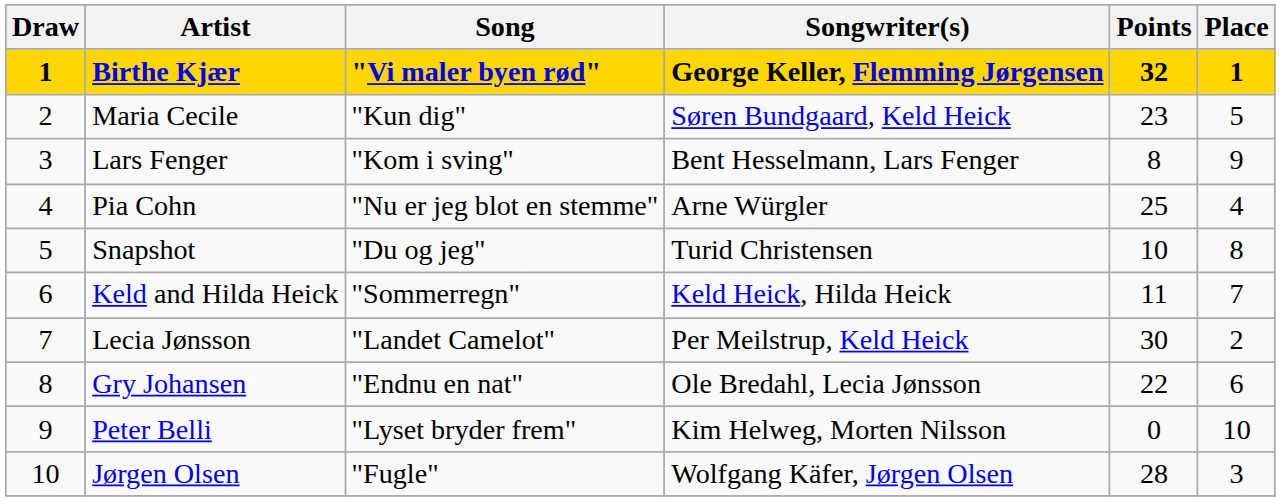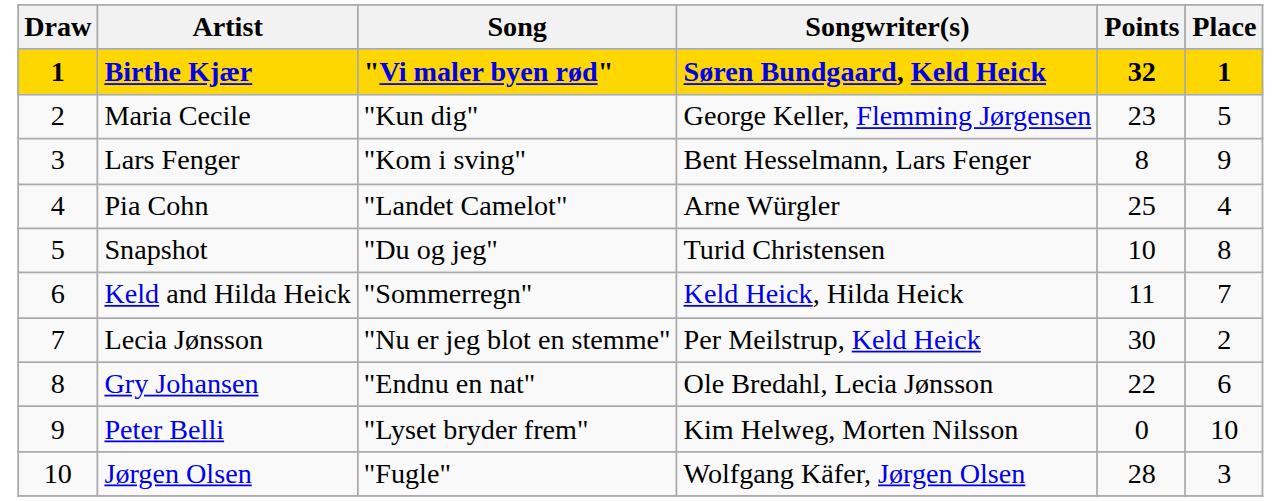(887, 71) George Keller, Flemming Jørgensen -> (865, 71) Søren Bundgaard, Keld Heick
(841, 116) Søren Bundgaard, Keld Heick -> (887, 116) George Keller, Flemming Jørgensen
(505, 205) "Nu er jeg blot en stemme" -> (466, 205) "Landet Camelot"
(453, 339) "Landet Camelot" -> (517, 339) "Nu er jeg blot en stemme"
